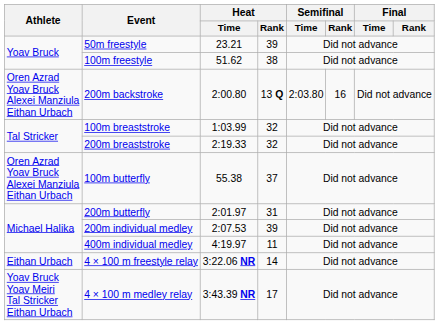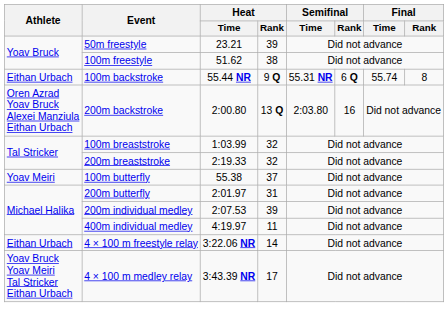+ row: (124, 78)
(43, 179) Oren Azrad Yoav Bruck Alexei Manziula Eithan Urbach -> (31, 178) Yoav Meiri
